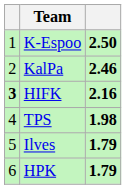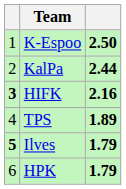(103, 68) 2.46 -> (103, 68) 2.44
(103, 119) 1.98 -> (103, 119) 1.89
(12, 145) normal -> (12, 145) bold
